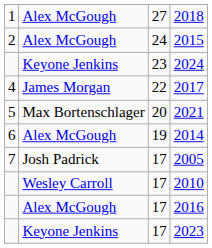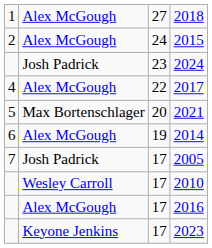(70, 64) Keyone Jenkins -> (61, 64) Josh Padrick
(66, 87) James Morgan -> (69, 87) Alex McGough
